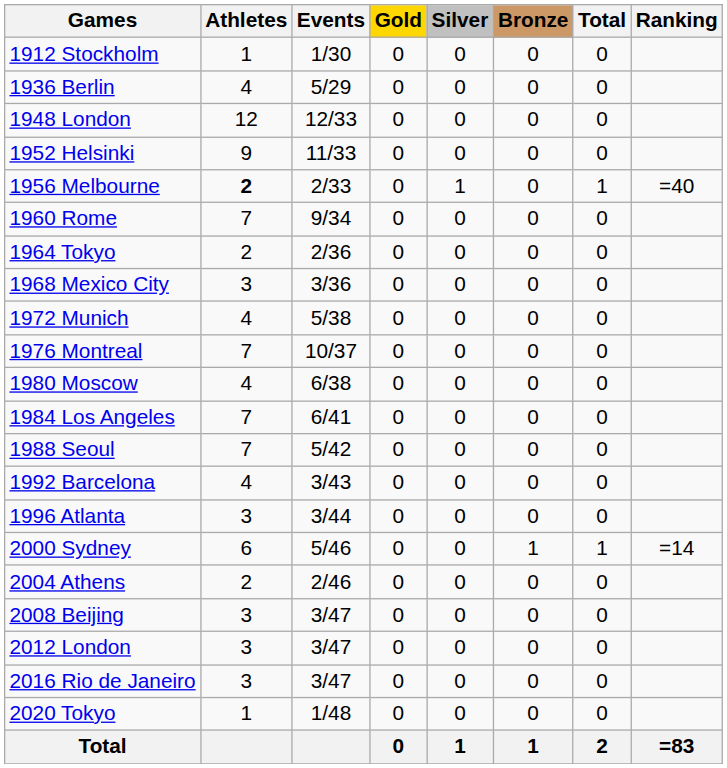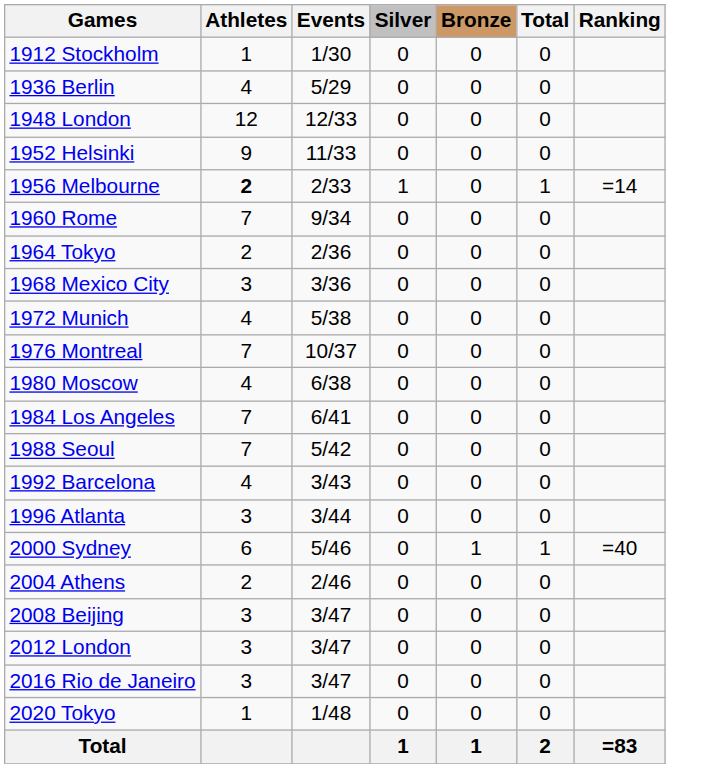- column: (398, 20)
(677, 185) =40 -> (620, 185) =14
(677, 548) =14 -> (620, 548) =40
